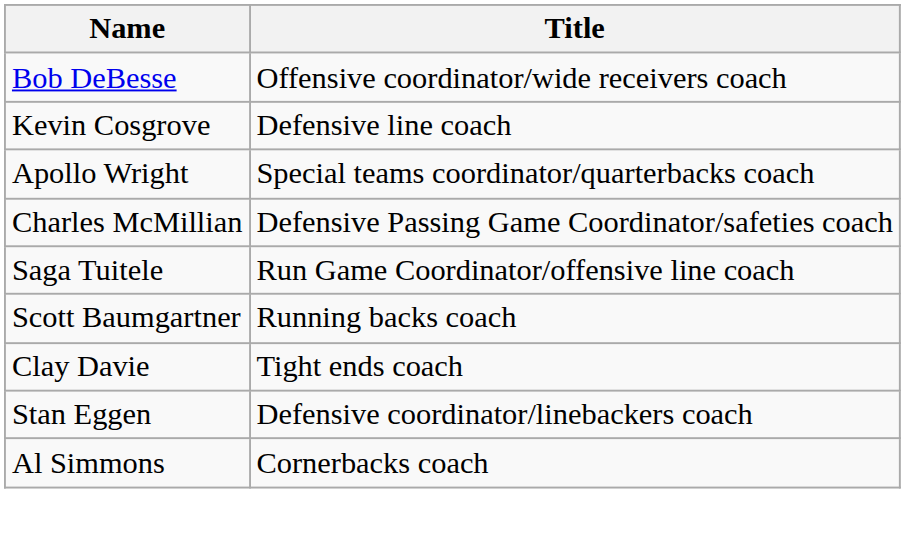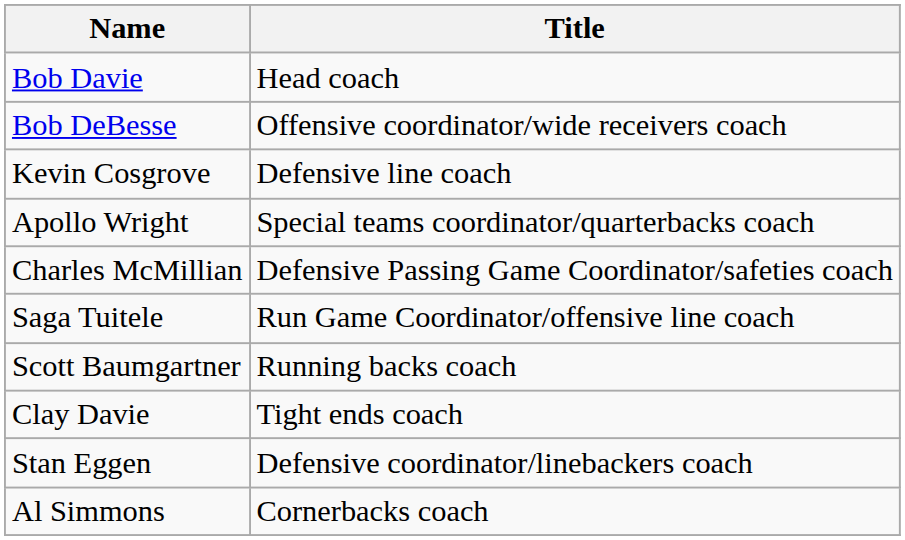+ row: (77, 76)
